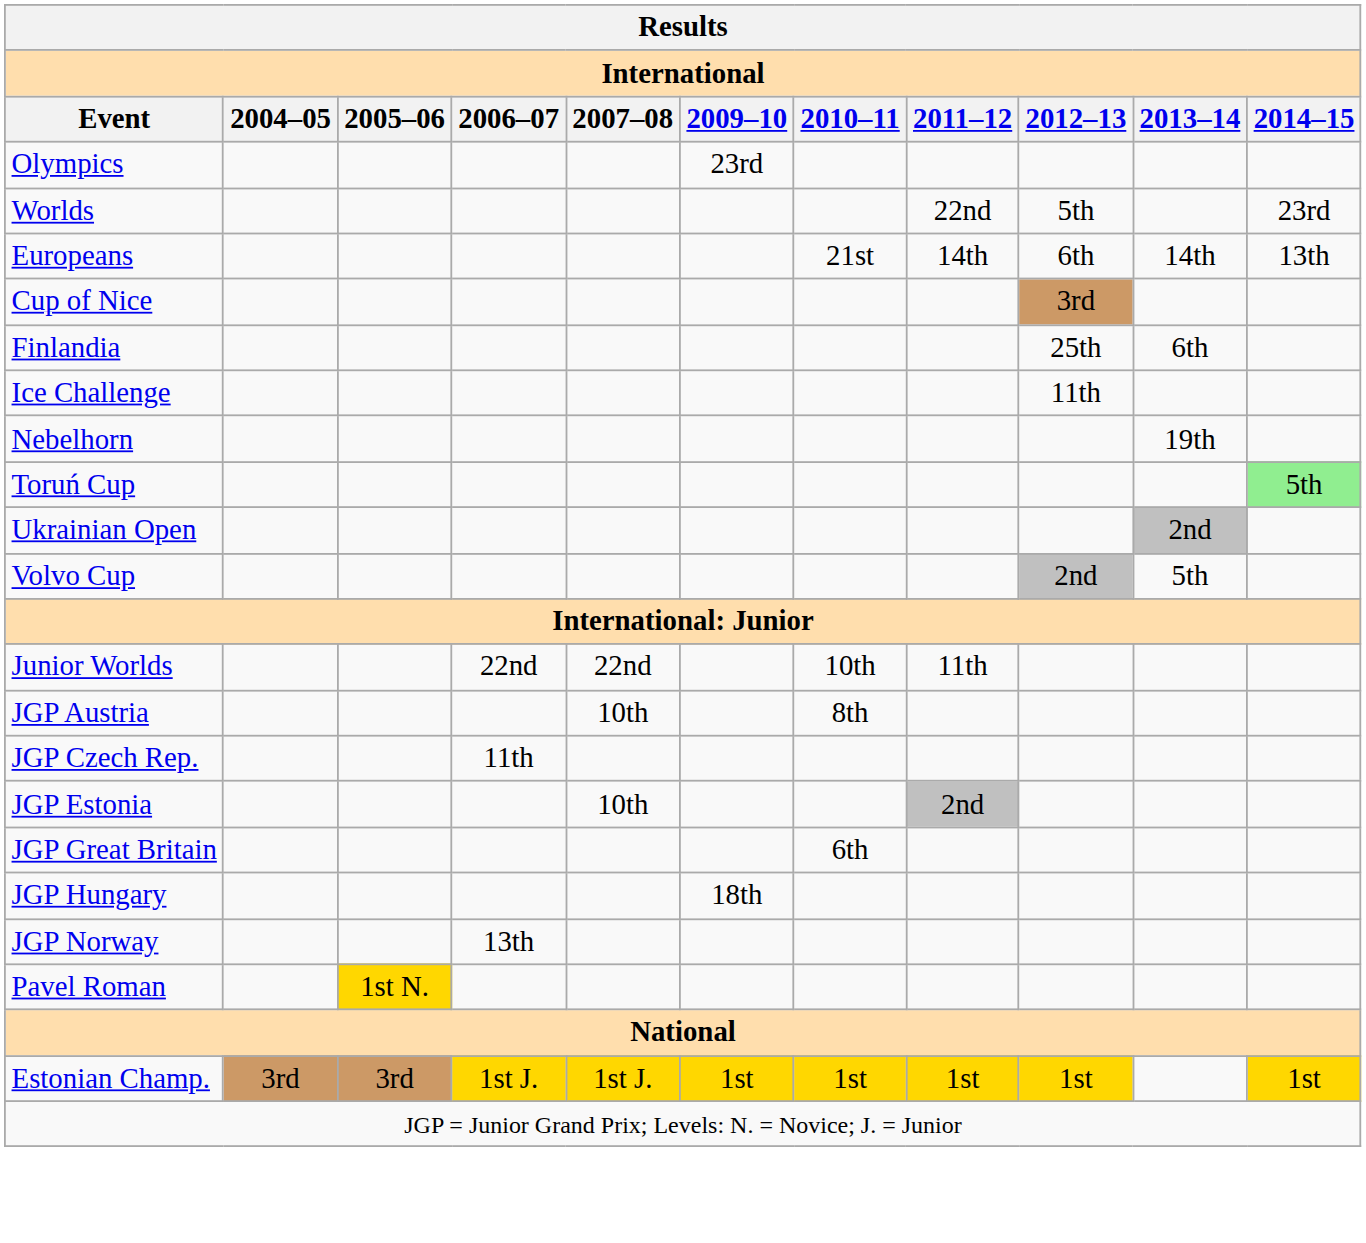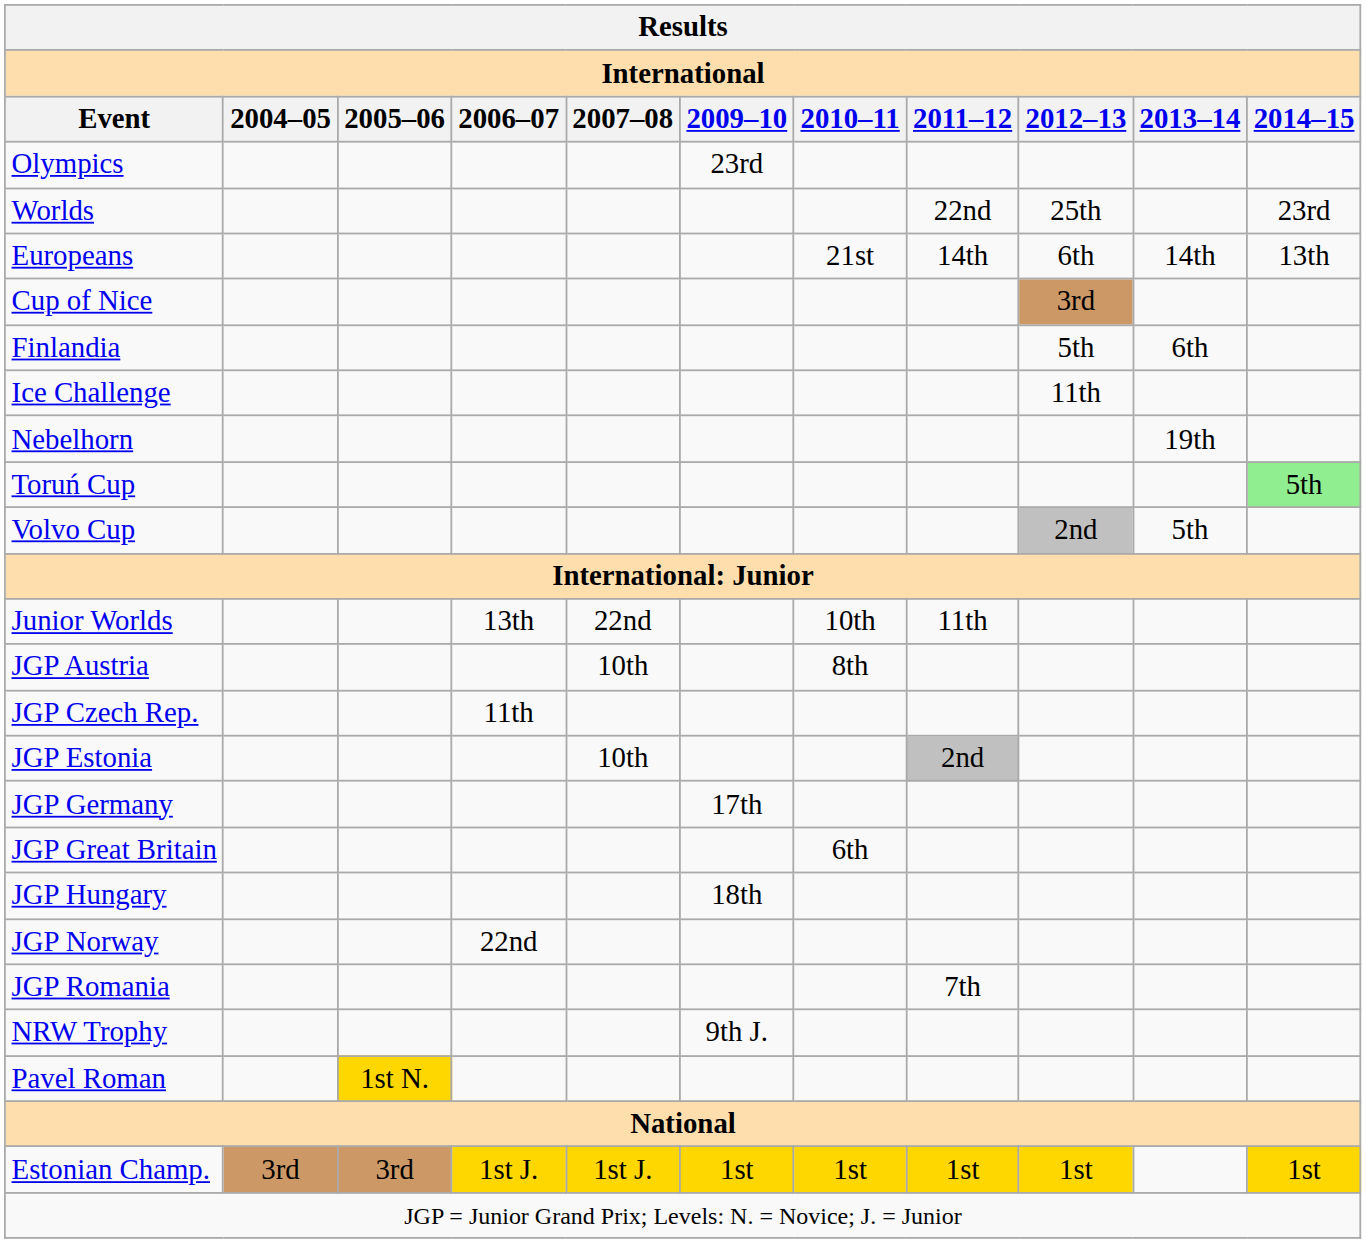(1076, 210) 5th -> (1076, 210) 25th
(1076, 347) 25th -> (1076, 347) 5th
- row: (104, 529)
(509, 666) 22nd -> (509, 621) 13th
+ row: (92, 803)
(509, 940) 13th -> (509, 940) 22nd
+ row: (91, 986)
+ row: (89, 1032)
